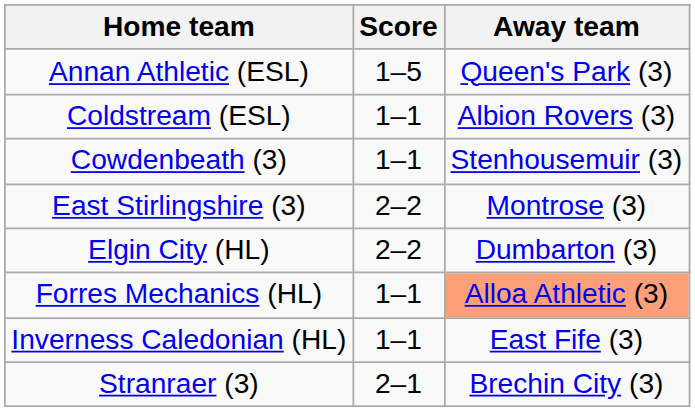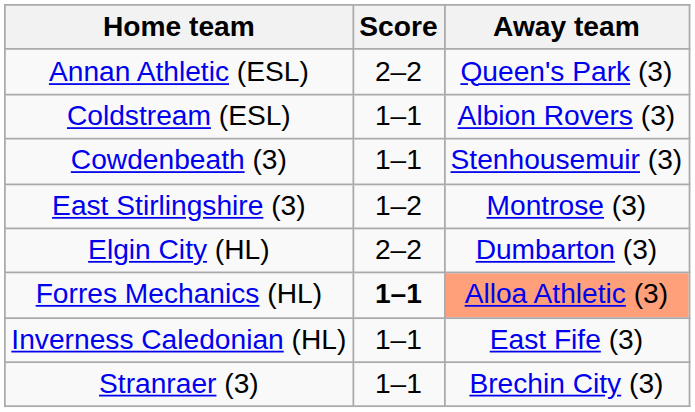(398, 71) 1–5 -> (398, 71) 2–2
(398, 205) 2–2 -> (398, 205) 1–2
(398, 294) normal -> (398, 294) bold
(398, 384) 2–1 -> (398, 384) 1–1
